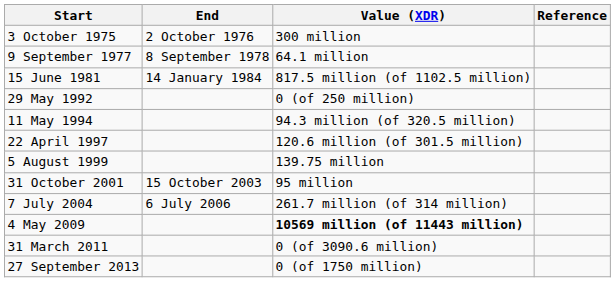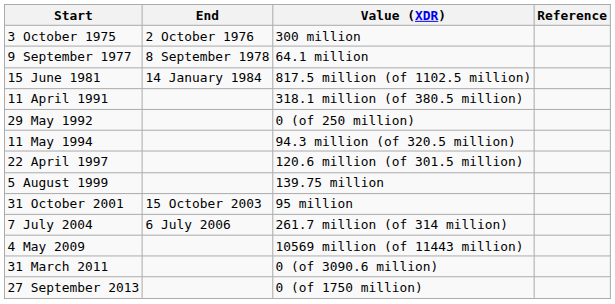+ row: (58, 99)
(399, 225) bold -> (399, 246) normal
